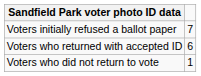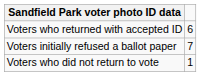rows swapped: (92, 29) <-> (95, 46)
